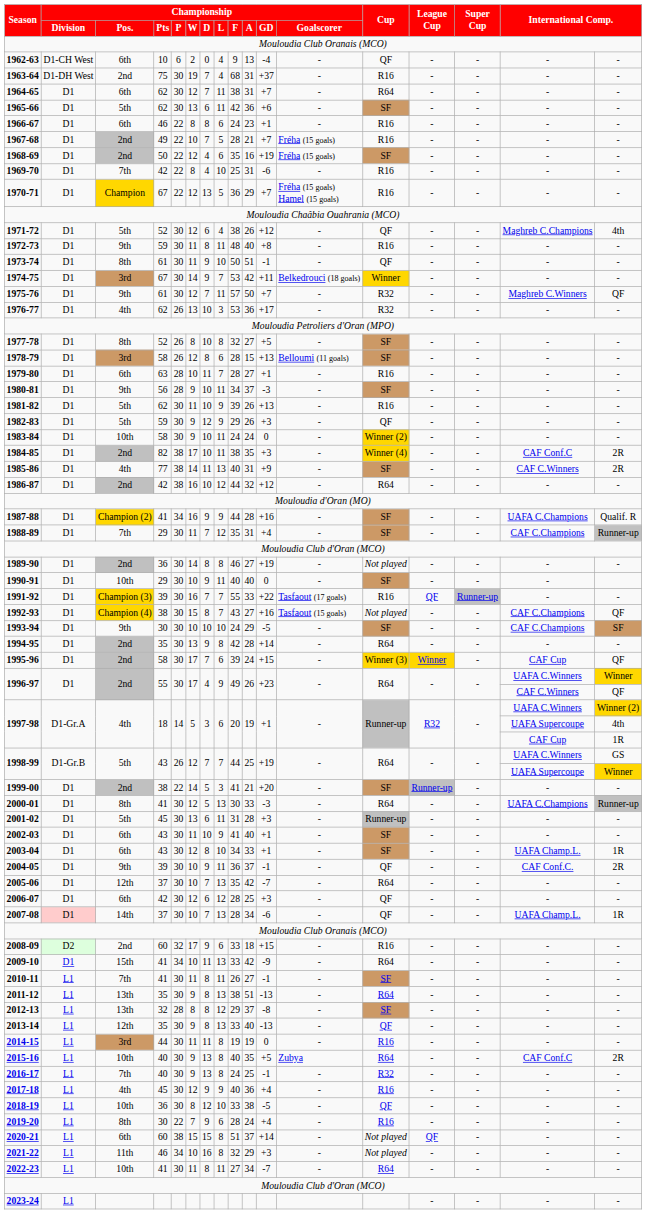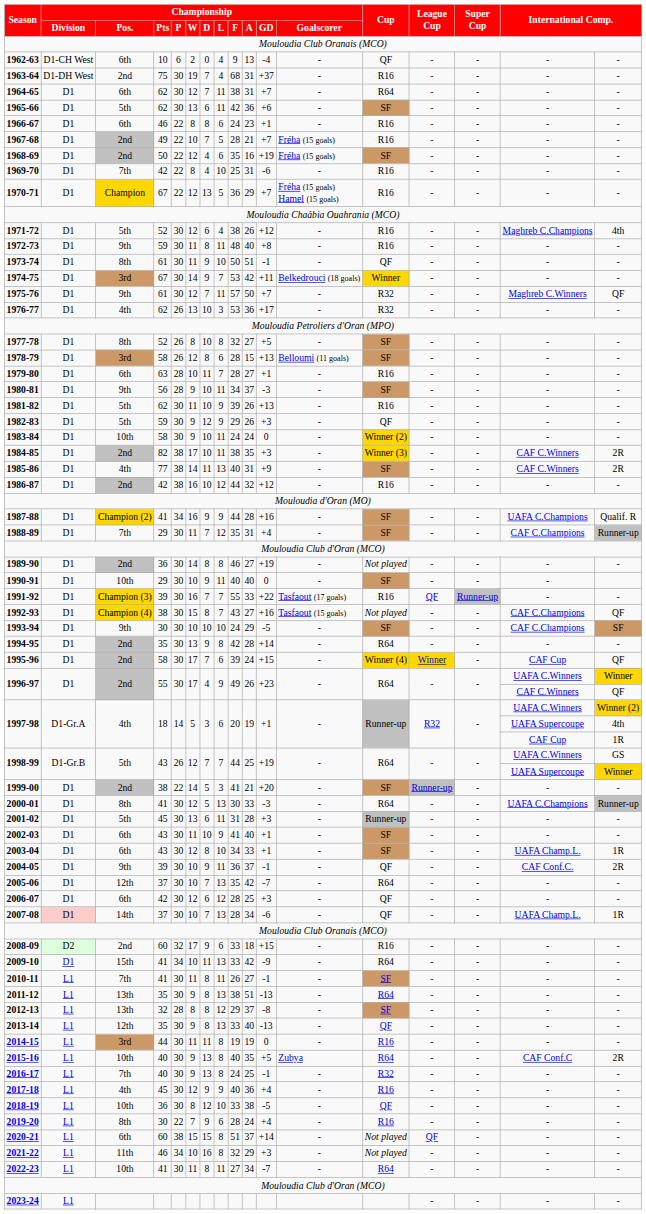(386, 231) QF -> (386, 231) R16
(386, 453) Winner (4) -> (386, 453) Winner (3)
(548, 453) CAF Conf.C -> (548, 453) CAF C.Winners
(386, 485) R64 -> (386, 485) R16
(386, 660) Winner (3) -> (386, 660) Winner (4)
